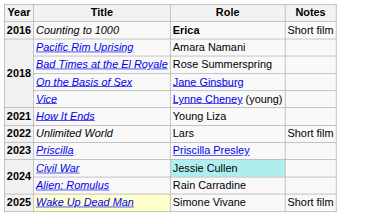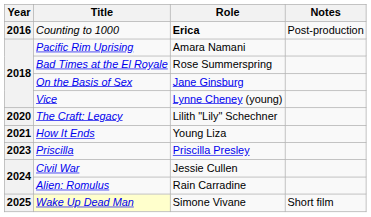(310, 30) Short film -> (326, 30) Post-production
+ row: (79, 116)
- row: (74, 133)
(205, 168) paleturquoise background -> (205, 168) no background
